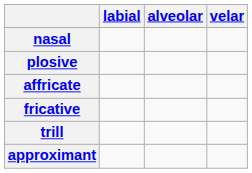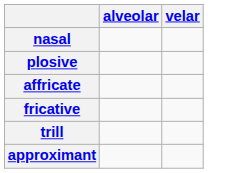- column: (122, 16)
